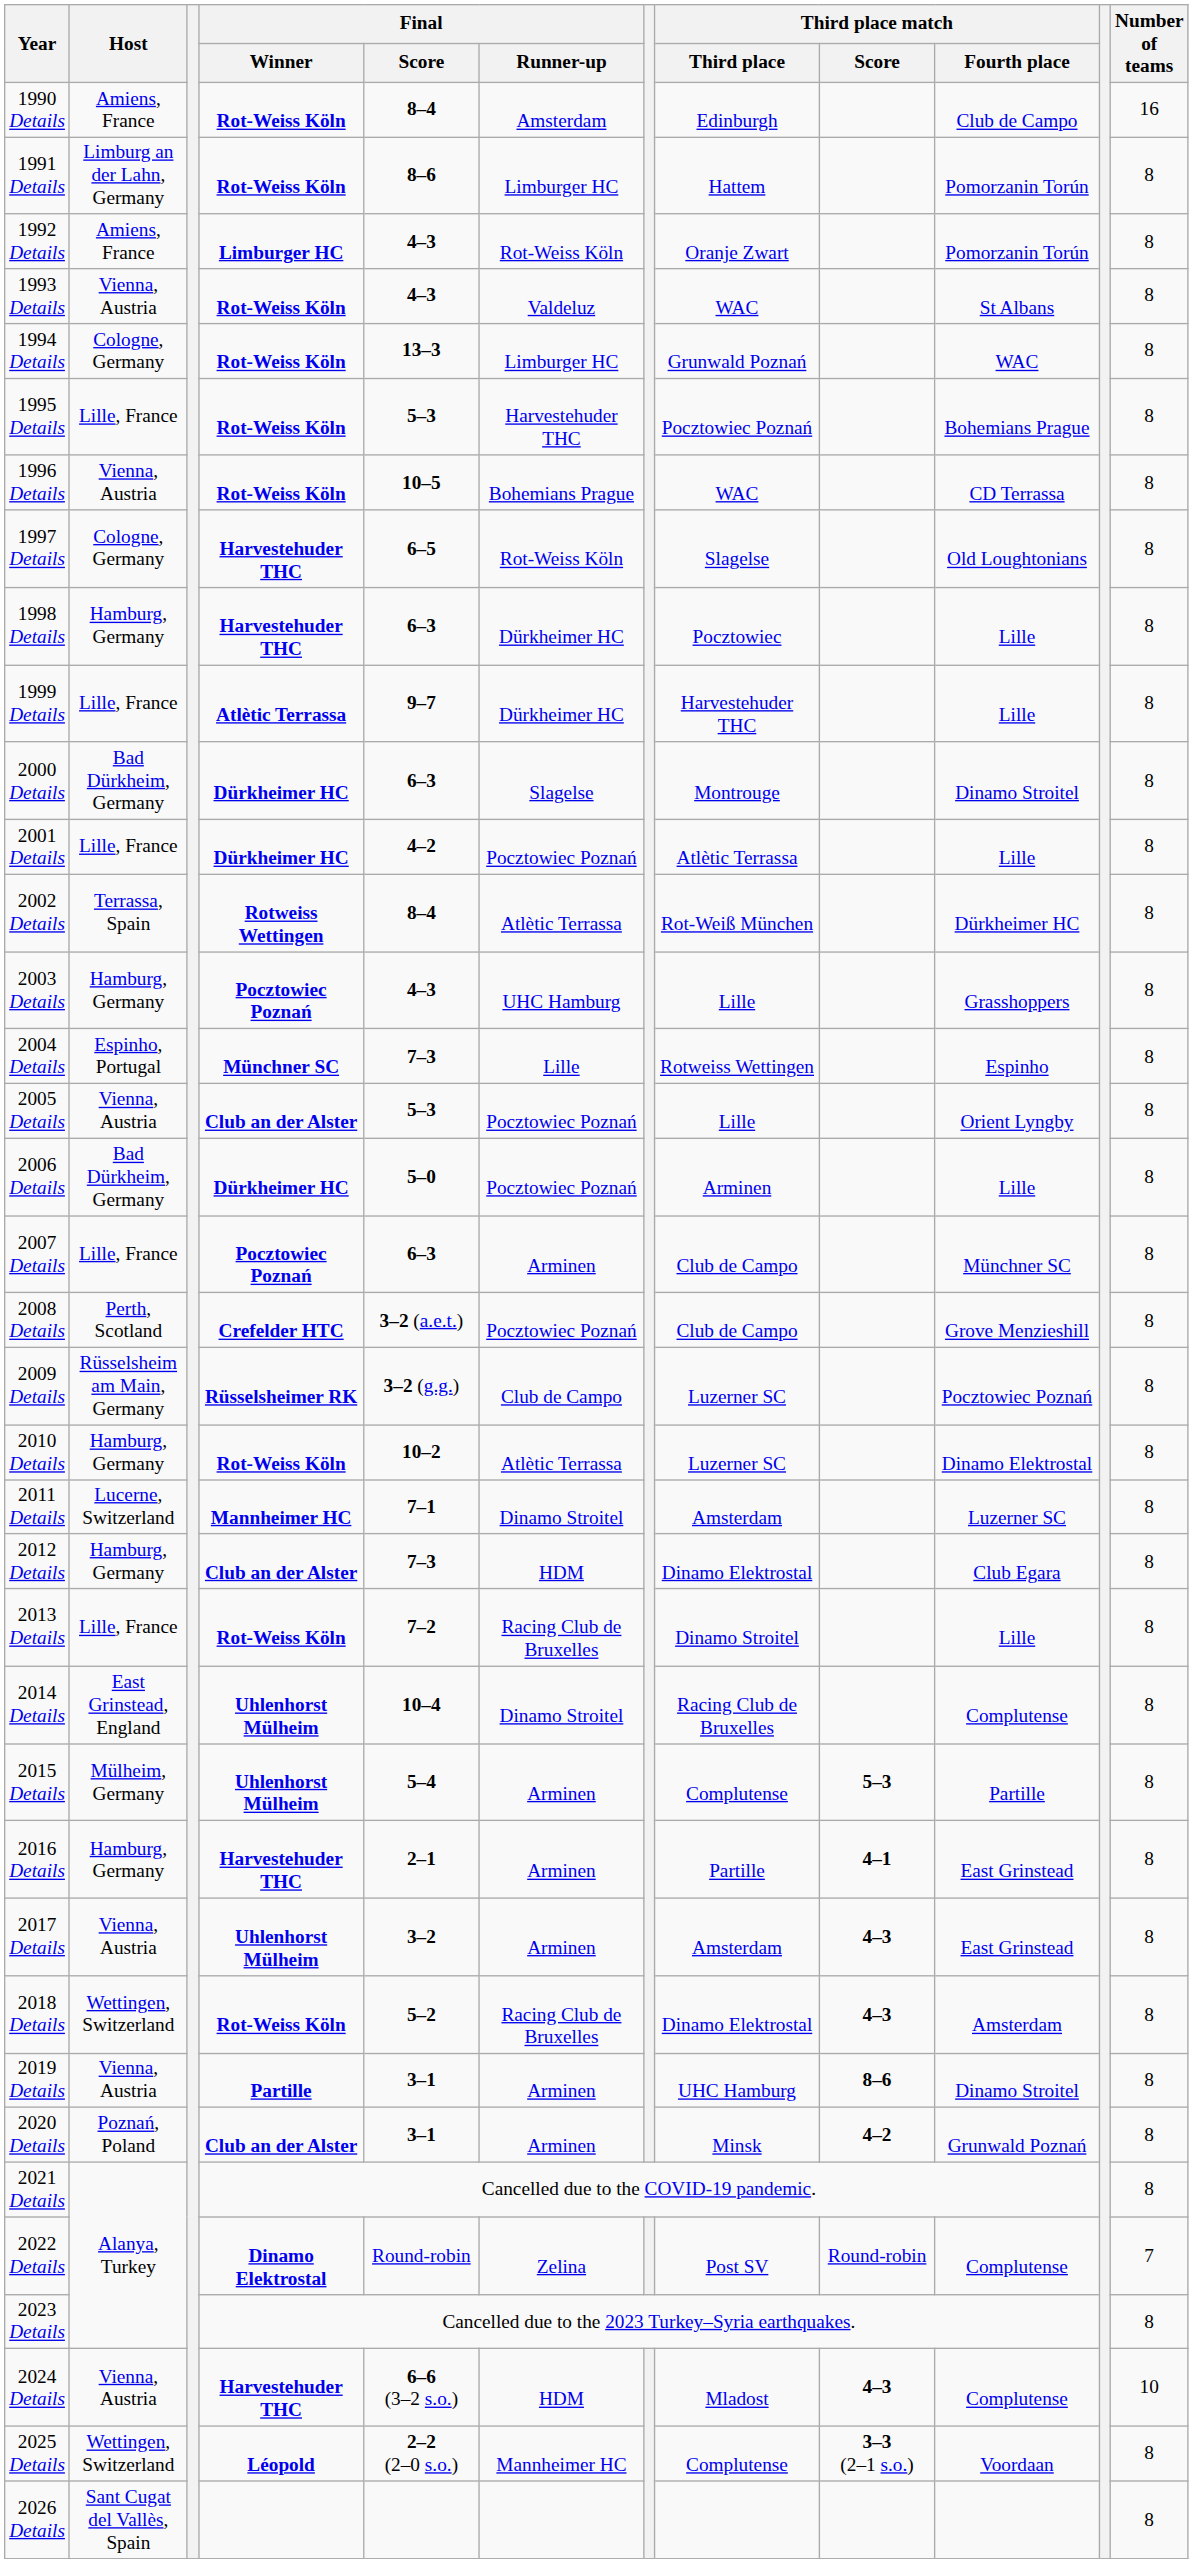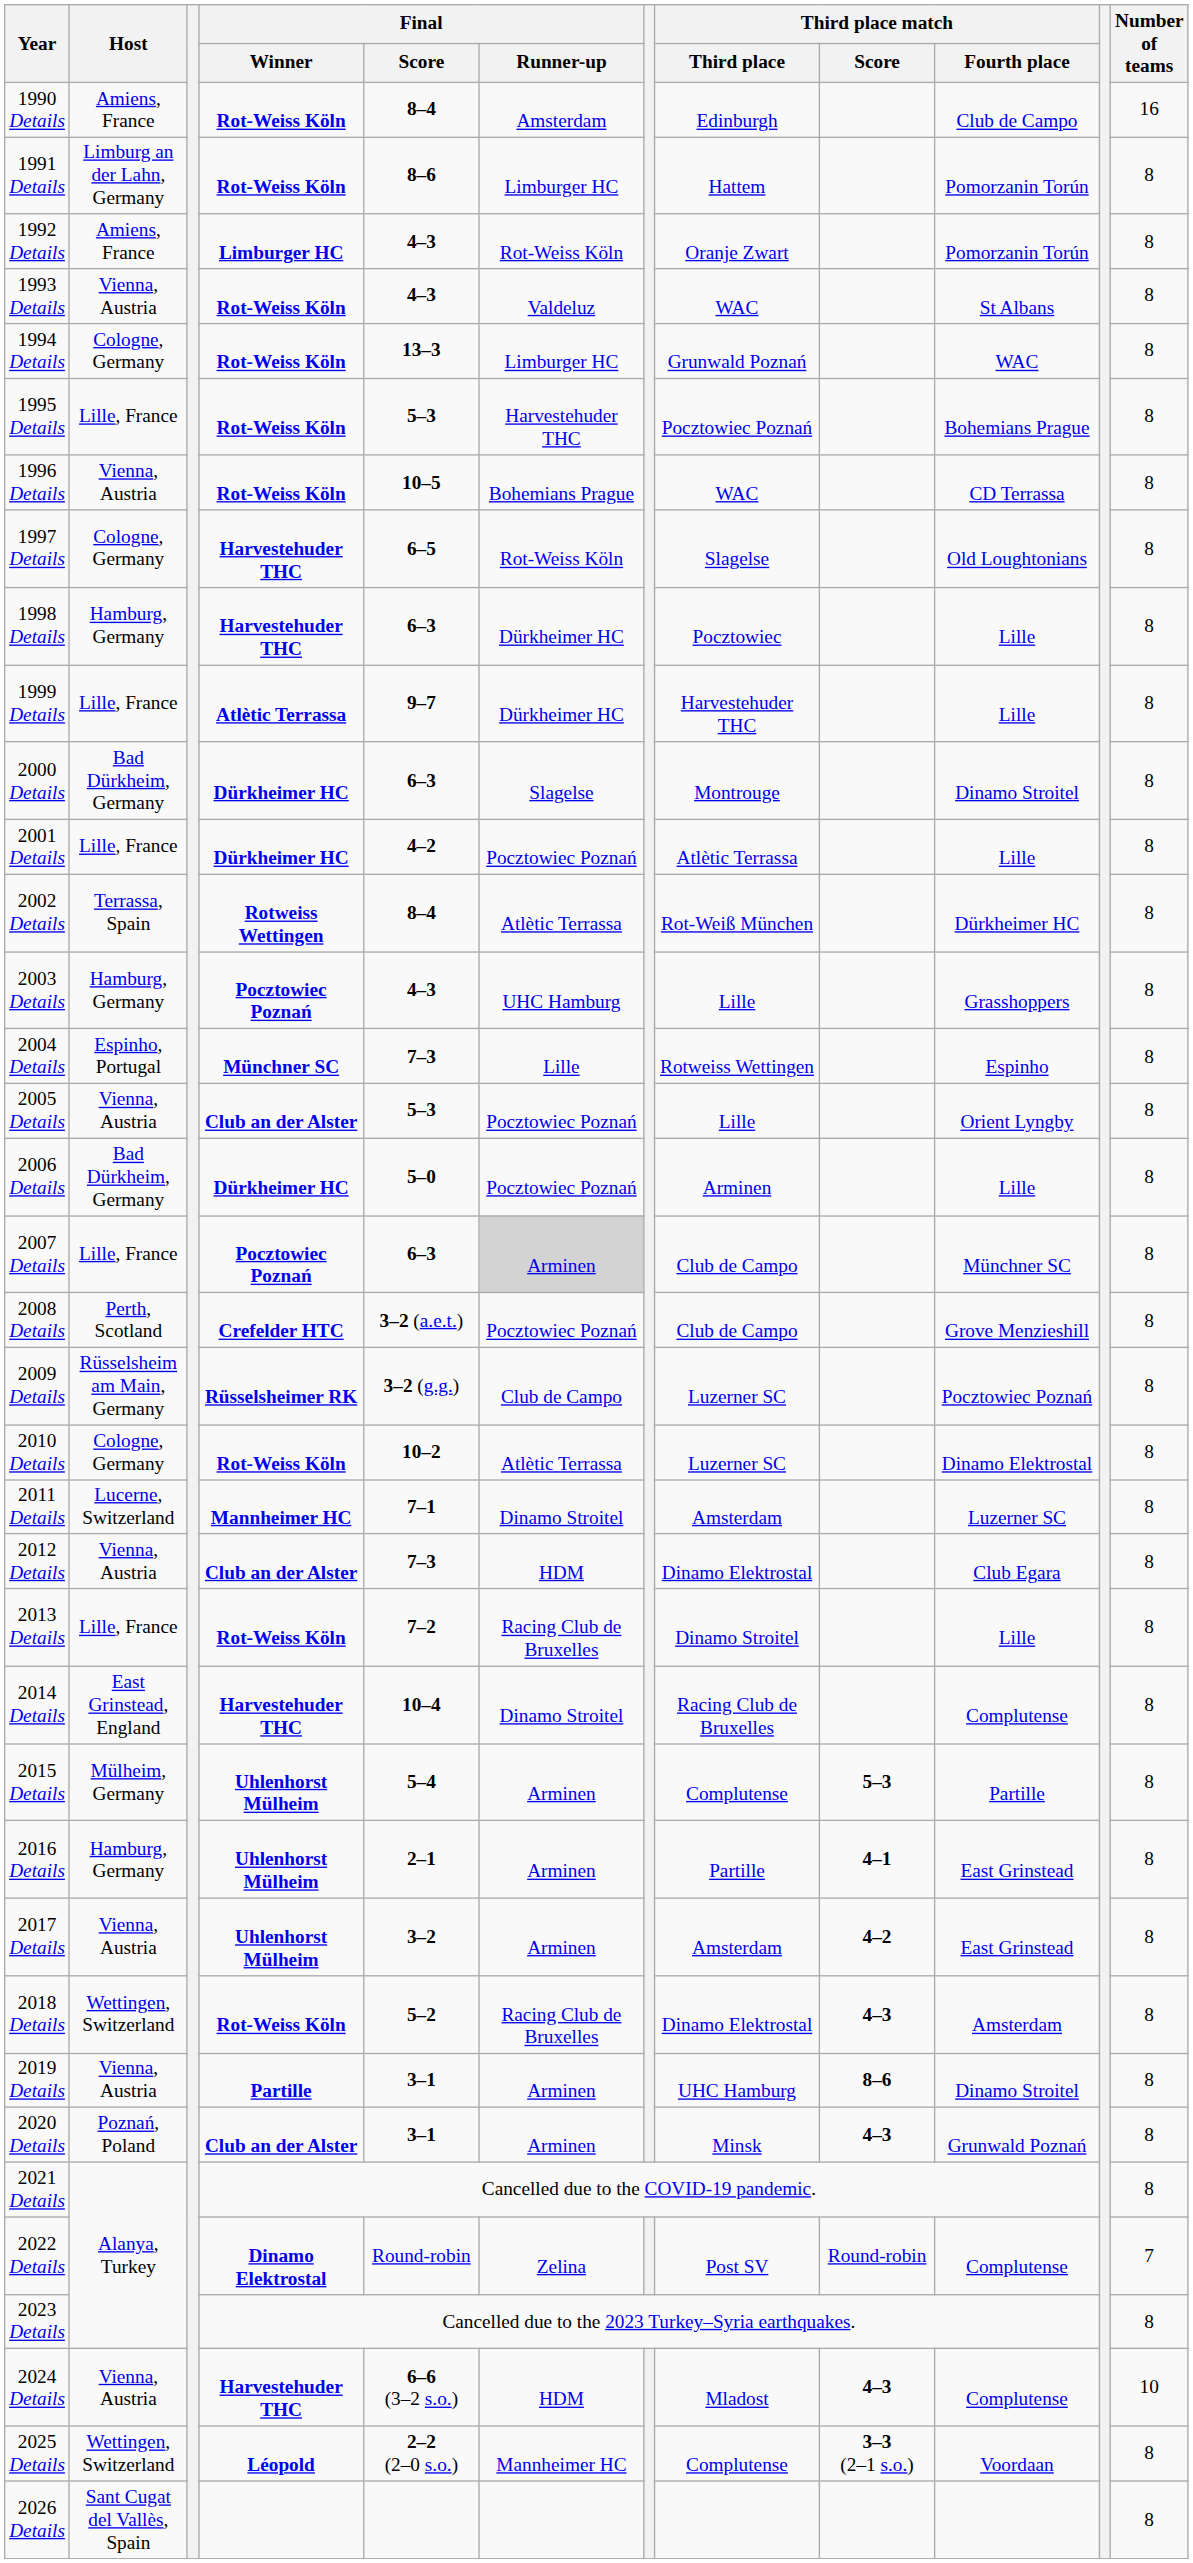(561, 1265) no background -> (561, 1265) lightgrey background
(128, 1452) Hamburg, Germany -> (128, 1452) Cologne, Germany
(128, 1561) Hamburg, Germany -> (128, 1561) Vienna, Austria
(281, 1716) Uhlenhorst Mülheim -> (281, 1716) Harvestehuder THC
(281, 1871) Harvestehuder THC -> (281, 1871) Uhlenhorst Mülheim
(877, 1937) 4–3 -> (877, 1937) 4–2
(877, 2134) 4–2 -> (877, 2134) 4–3
